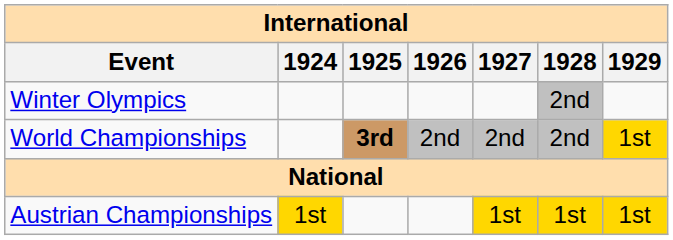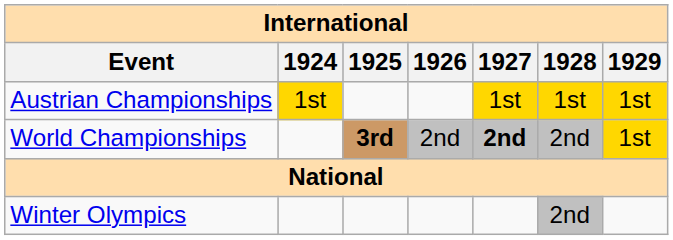rows swapped: (98, 100) <-> (141, 215)
(505, 138) normal -> (505, 138) bold
